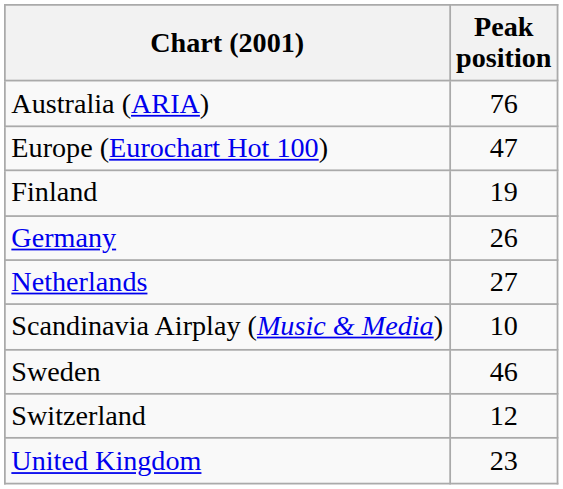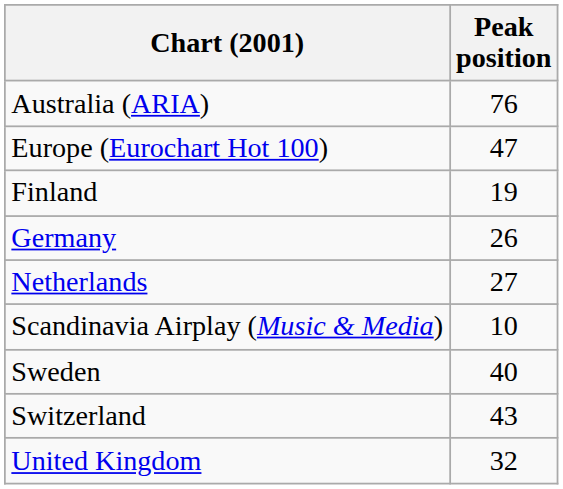(504, 371) 46 -> (504, 371) 40
(504, 415) 12 -> (504, 415) 43
(504, 460) 23 -> (504, 460) 32
